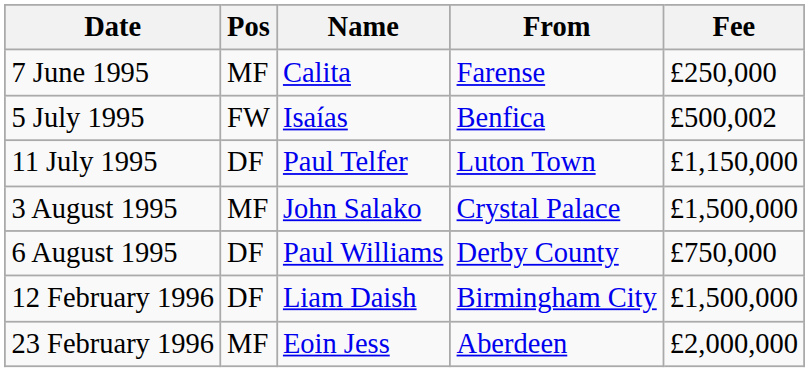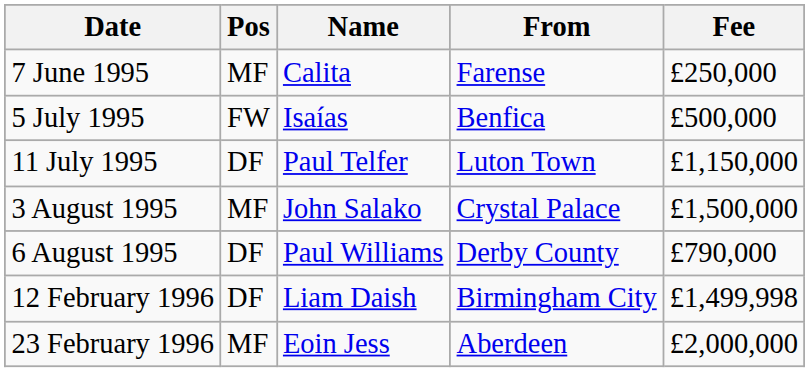(723, 117) £500,002 -> (723, 117) £500,000
(723, 252) £750,000 -> (723, 252) £790,000
(734, 298) £1,500,000 -> (734, 298) £1,499,998
